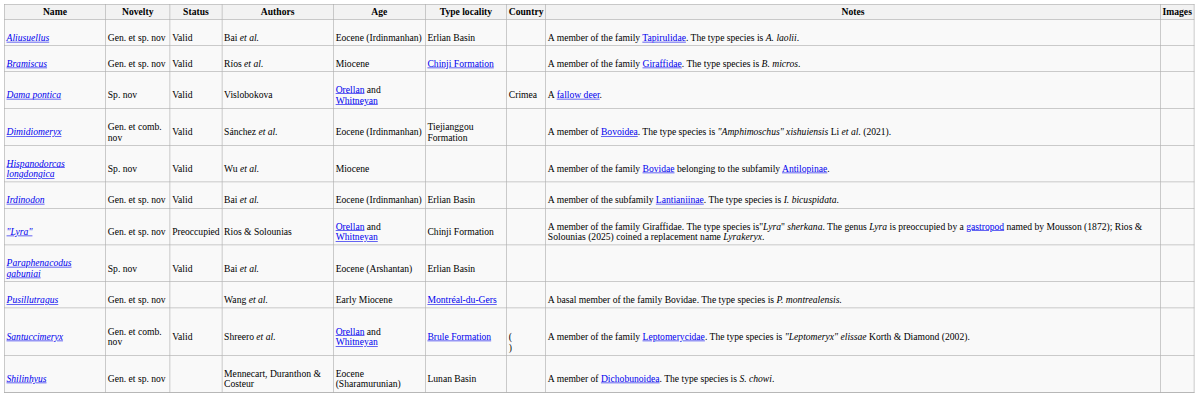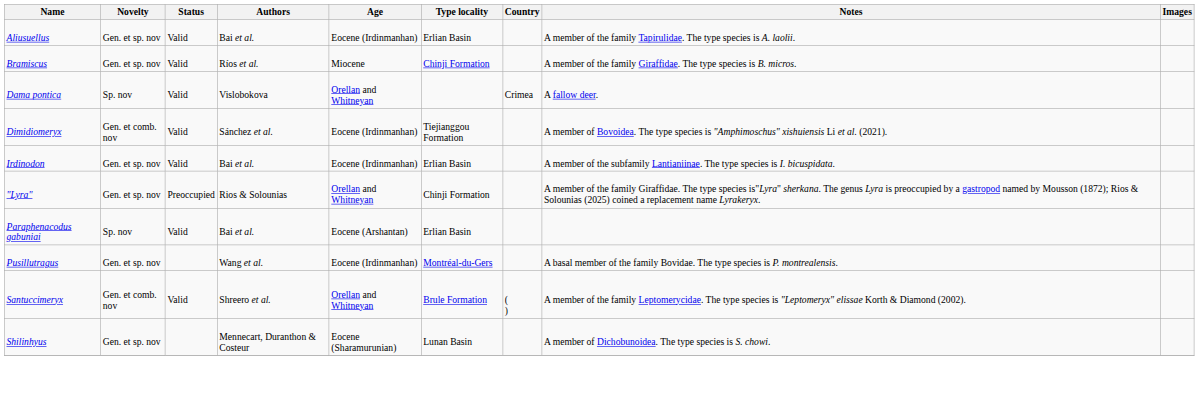- row: (36, 169)
(364, 300) Early Miocene -> (374, 263) Eocene (Irdinmanhan)
